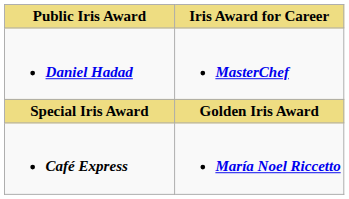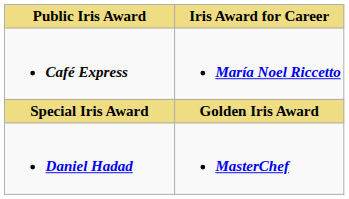rows swapped: (89, 167) <-> (89, 72)
